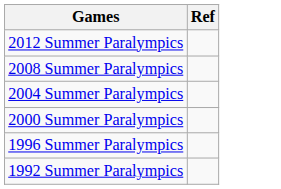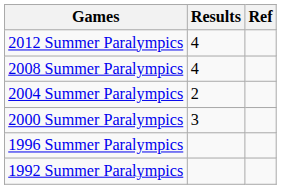+ column: (216, 17)
